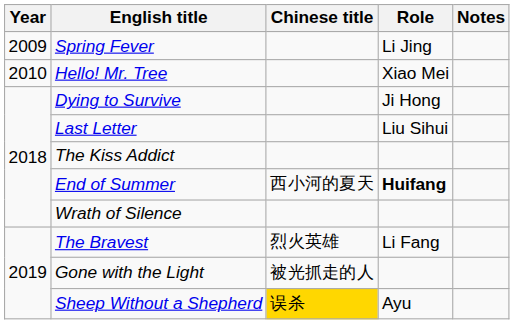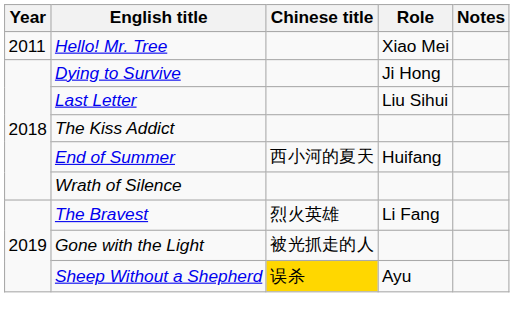- row: (104, 45)
(28, 73) 2010 -> (27, 45) 2011
(414, 184) bold -> (412, 156) normal
